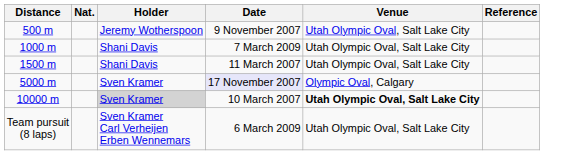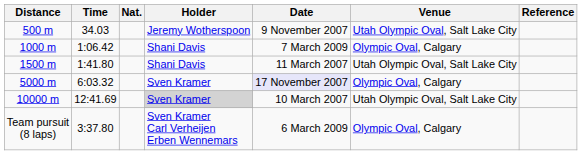+ column: (95, 13)
(387, 47) Utah Olympic Oval, Salt Lake City -> (407, 47) Olympic Oval, Calgary
(393, 99) bold -> (435, 99) normal
(387, 128) Utah Olympic Oval, Salt Lake City -> (407, 128) Olympic Oval, Calgary
